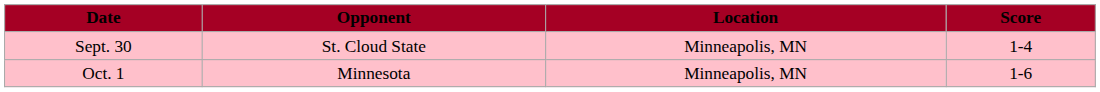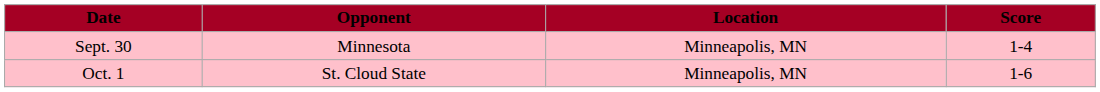(374, 45) St. Cloud State -> (374, 45) Minnesota
(374, 73) Minnesota -> (374, 73) St. Cloud State
